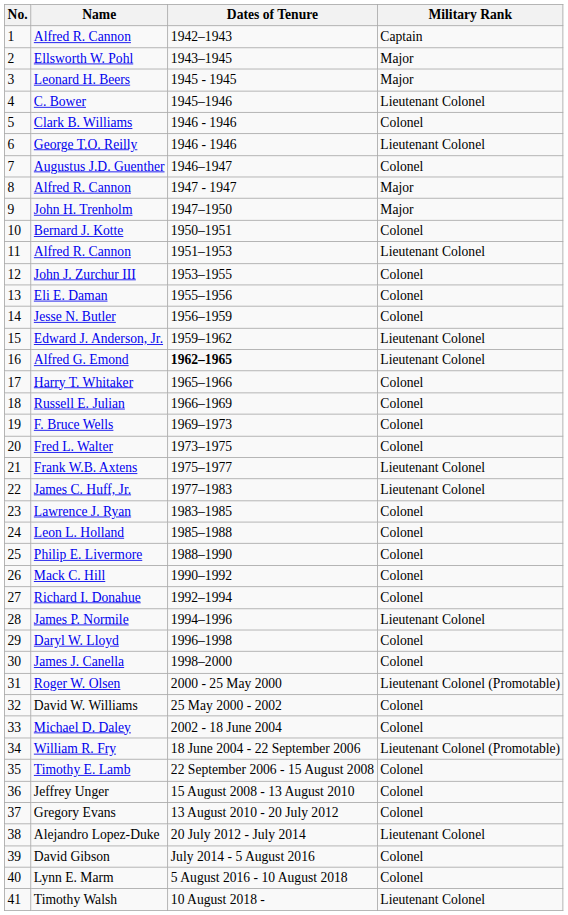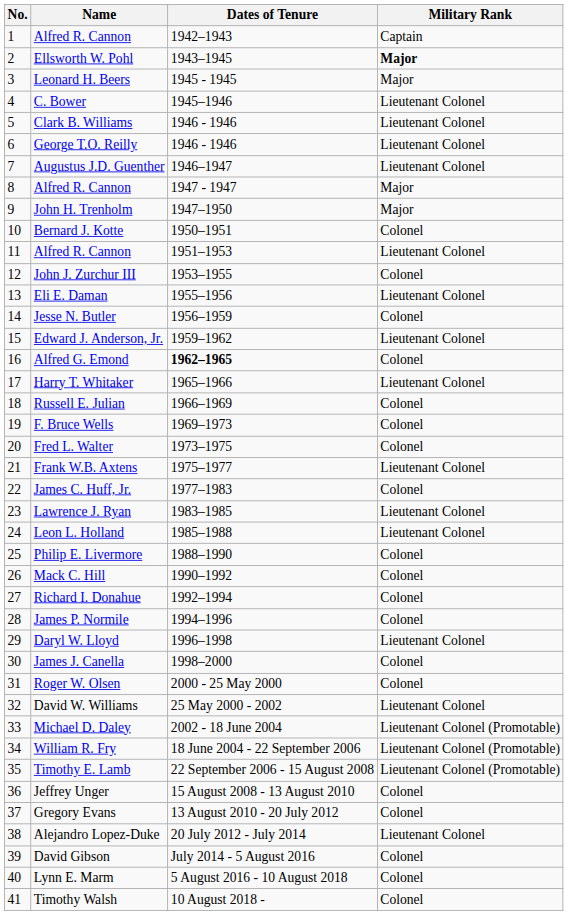(397, 58) normal -> (399, 58) bold
(402, 123) Colonel -> (433, 123) Lieutenant Colonel
(402, 166) Colonel -> (433, 166) Lieutenant Colonel
(402, 295) Colonel -> (433, 295) Lieutenant Colonel
(433, 360) Lieutenant Colonel -> (402, 360) Colonel
(402, 381) Colonel -> (433, 381) Lieutenant Colonel
(433, 489) Lieutenant Colonel -> (402, 489) Colonel
(402, 511) Colonel -> (433, 511) Lieutenant Colonel
(402, 532) Colonel -> (433, 532) Lieutenant Colonel
(433, 619) Lieutenant Colonel -> (402, 619) Colonel
(402, 640) Colonel -> (433, 640) Lieutenant Colonel
(470, 683) Lieutenant Colonel (Promotable) -> (402, 683) Colonel
(402, 705) Colonel -> (433, 705) Lieutenant Colonel
(402, 727) Colonel -> (470, 727) Lieutenant Colonel (Promotable)
(402, 770) Colonel -> (470, 770) Lieutenant Colonel (Promotable)
(433, 899) Lieutenant Colonel -> (402, 899) Colonel
